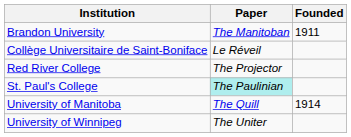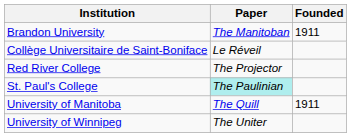(308, 104) 1914 -> (307, 104) 1911
